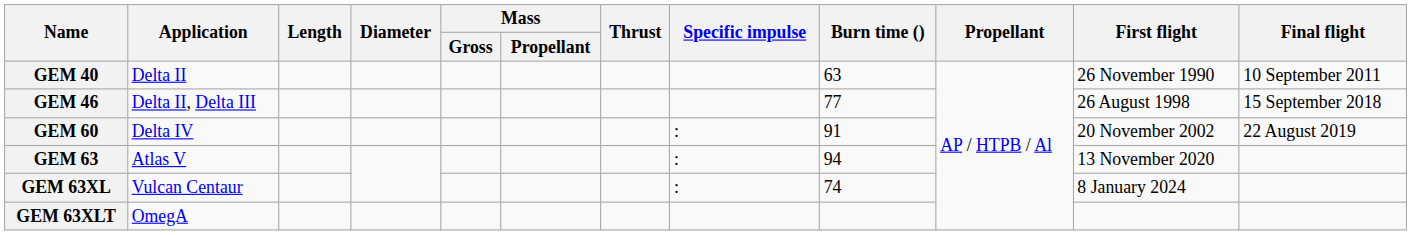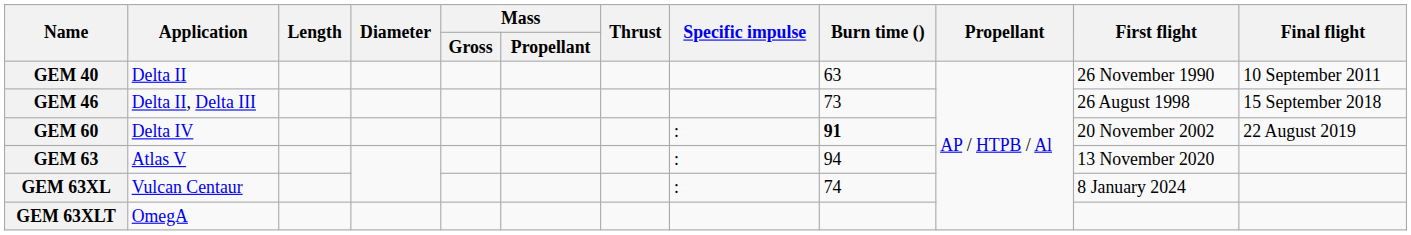(833, 103) 77 -> (833, 103) 73
(833, 131) normal -> (833, 131) bold
